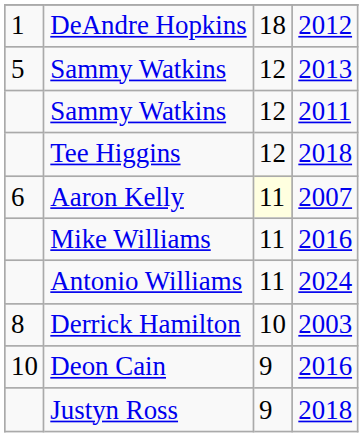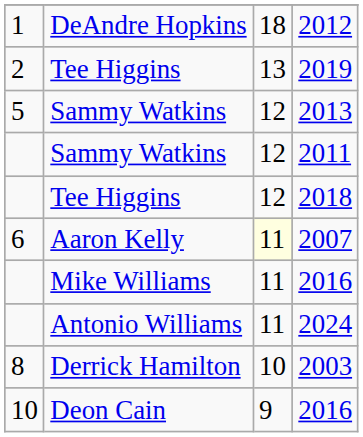+ row: (115, 68)
- row: (114, 409)
